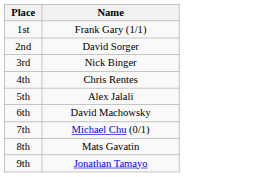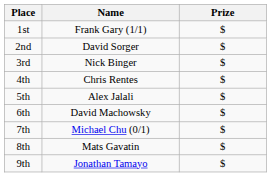+ column: (223, 12)
